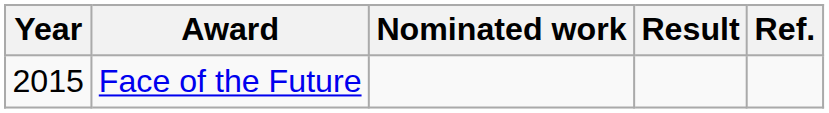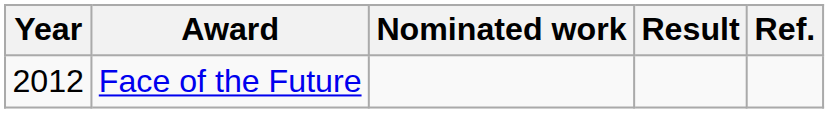(48, 81) 2015 -> (48, 81) 2012
